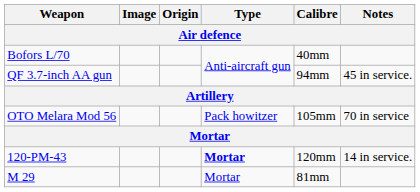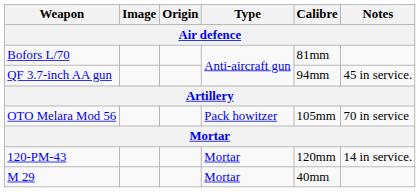(313, 55) 40mm -> (313, 55) 81mm
(225, 156) bold -> (222, 156) normal
(313, 177) 81mm -> (313, 177) 40mm
